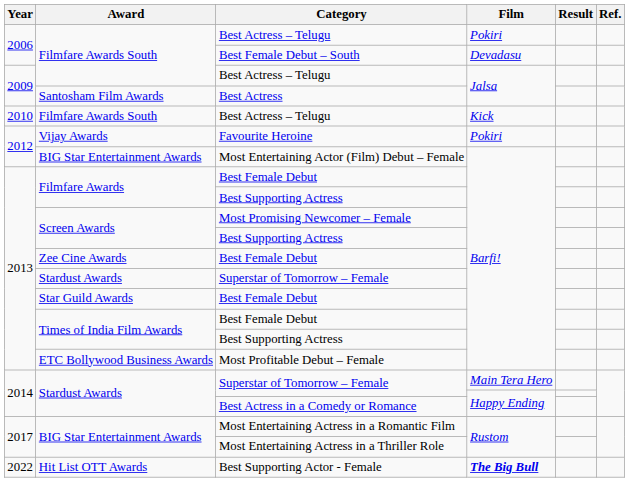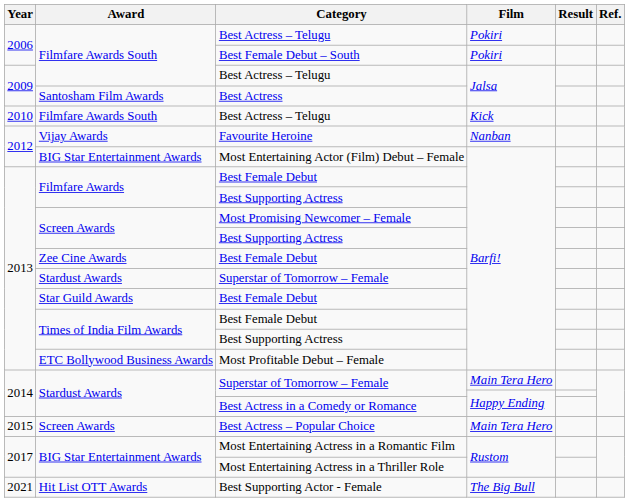(496, 55) Devadasu -> (486, 55) Pokiri
(486, 136) Pokiri -> (490, 136) Nanban
+ row: (77, 426)
(20, 467) 2022 -> (20, 487) 2021
(504, 467) bold -> (502, 487) normal
